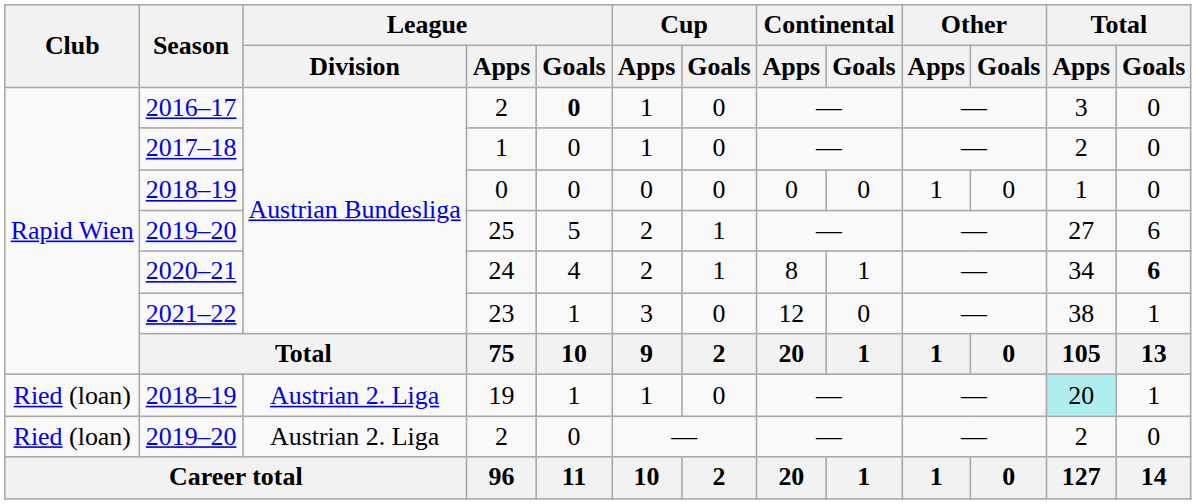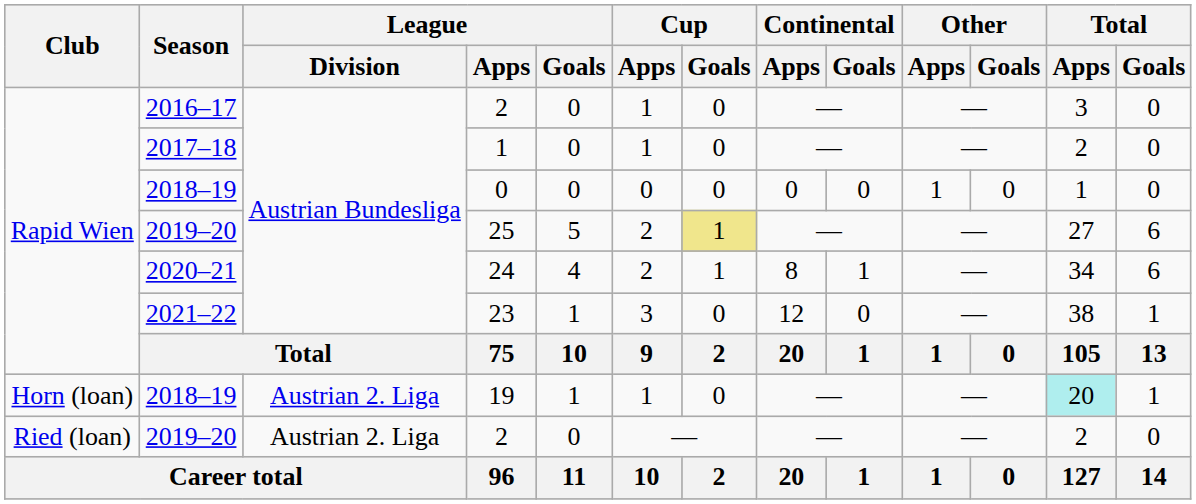(574, 107) bold -> (574, 107) normal
(719, 230) no background -> (719, 230) khaki background
(1154, 271) bold -> (1154, 271) normal
(72, 395) Ried (loan) -> (72, 395) Horn (loan)
